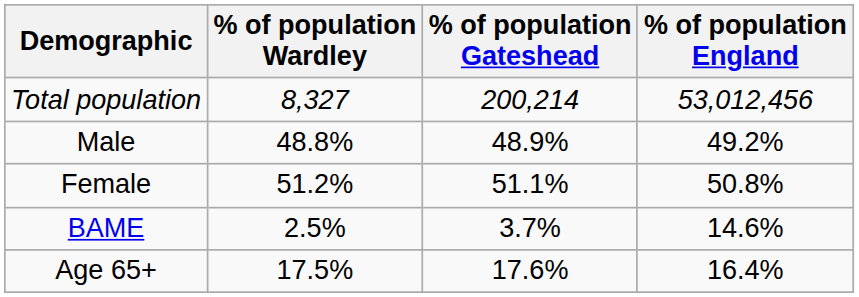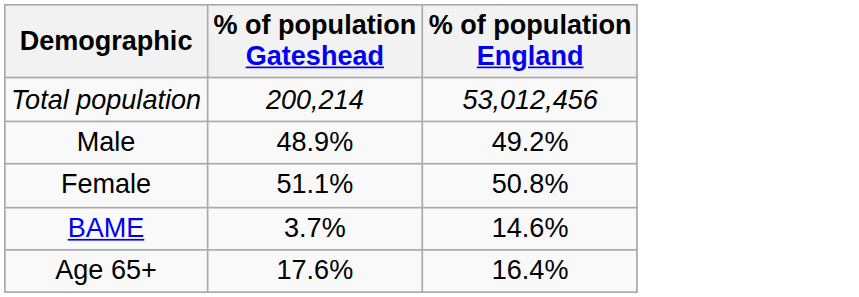- column: (315, 41)
